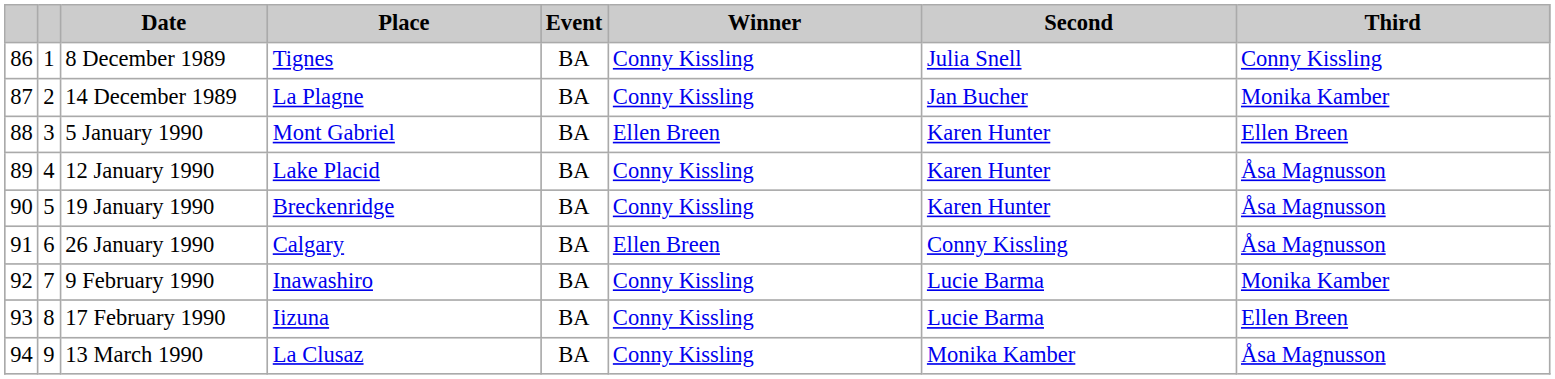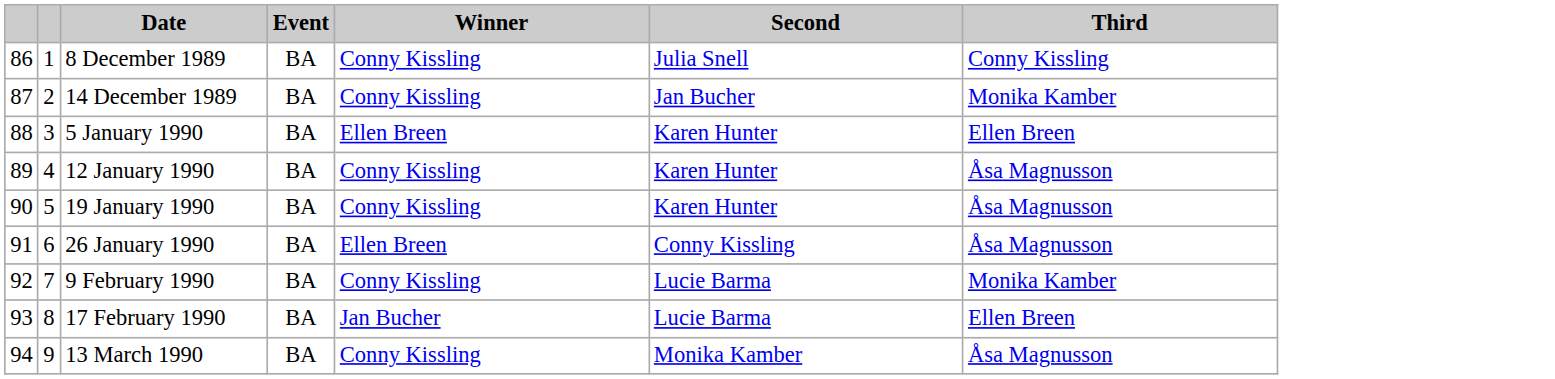- column: (404, 22)
(683, 317) Conny Kissling -> (390, 317) Jan Bucher
